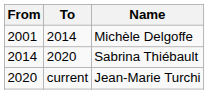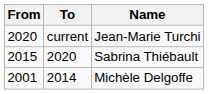rows swapped: (144, 36) <-> (147, 78)
(22, 57) 2014 -> (22, 57) 2015
